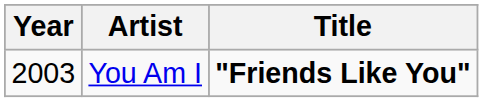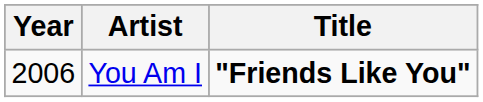(43, 72) 2003 -> (43, 72) 2006
